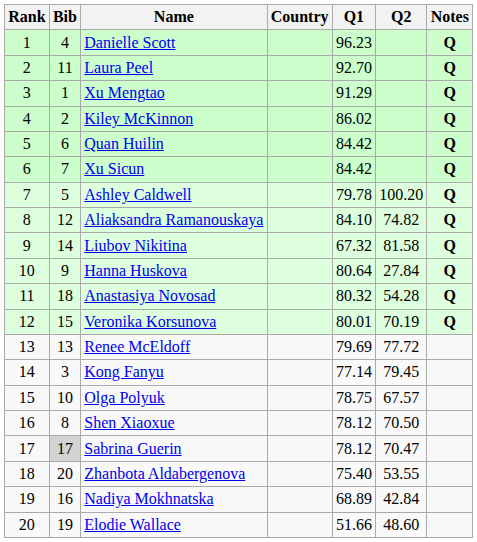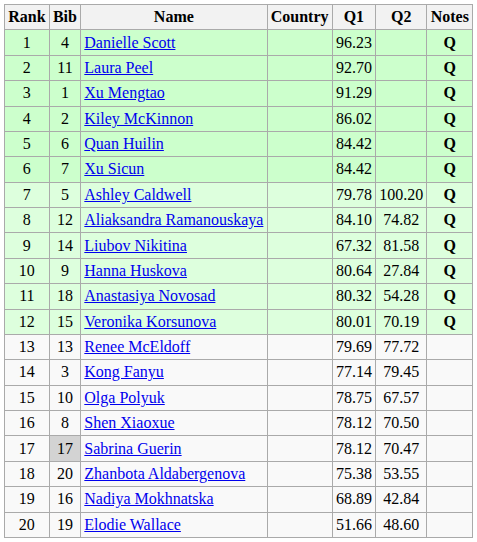(354, 473) 75.40 -> (354, 473) 75.38
